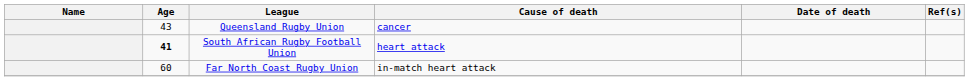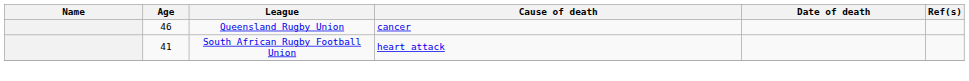(166, 27) 43 -> (166, 27) 46
(166, 48) bold -> (166, 48) normal
- row: (282, 68)
